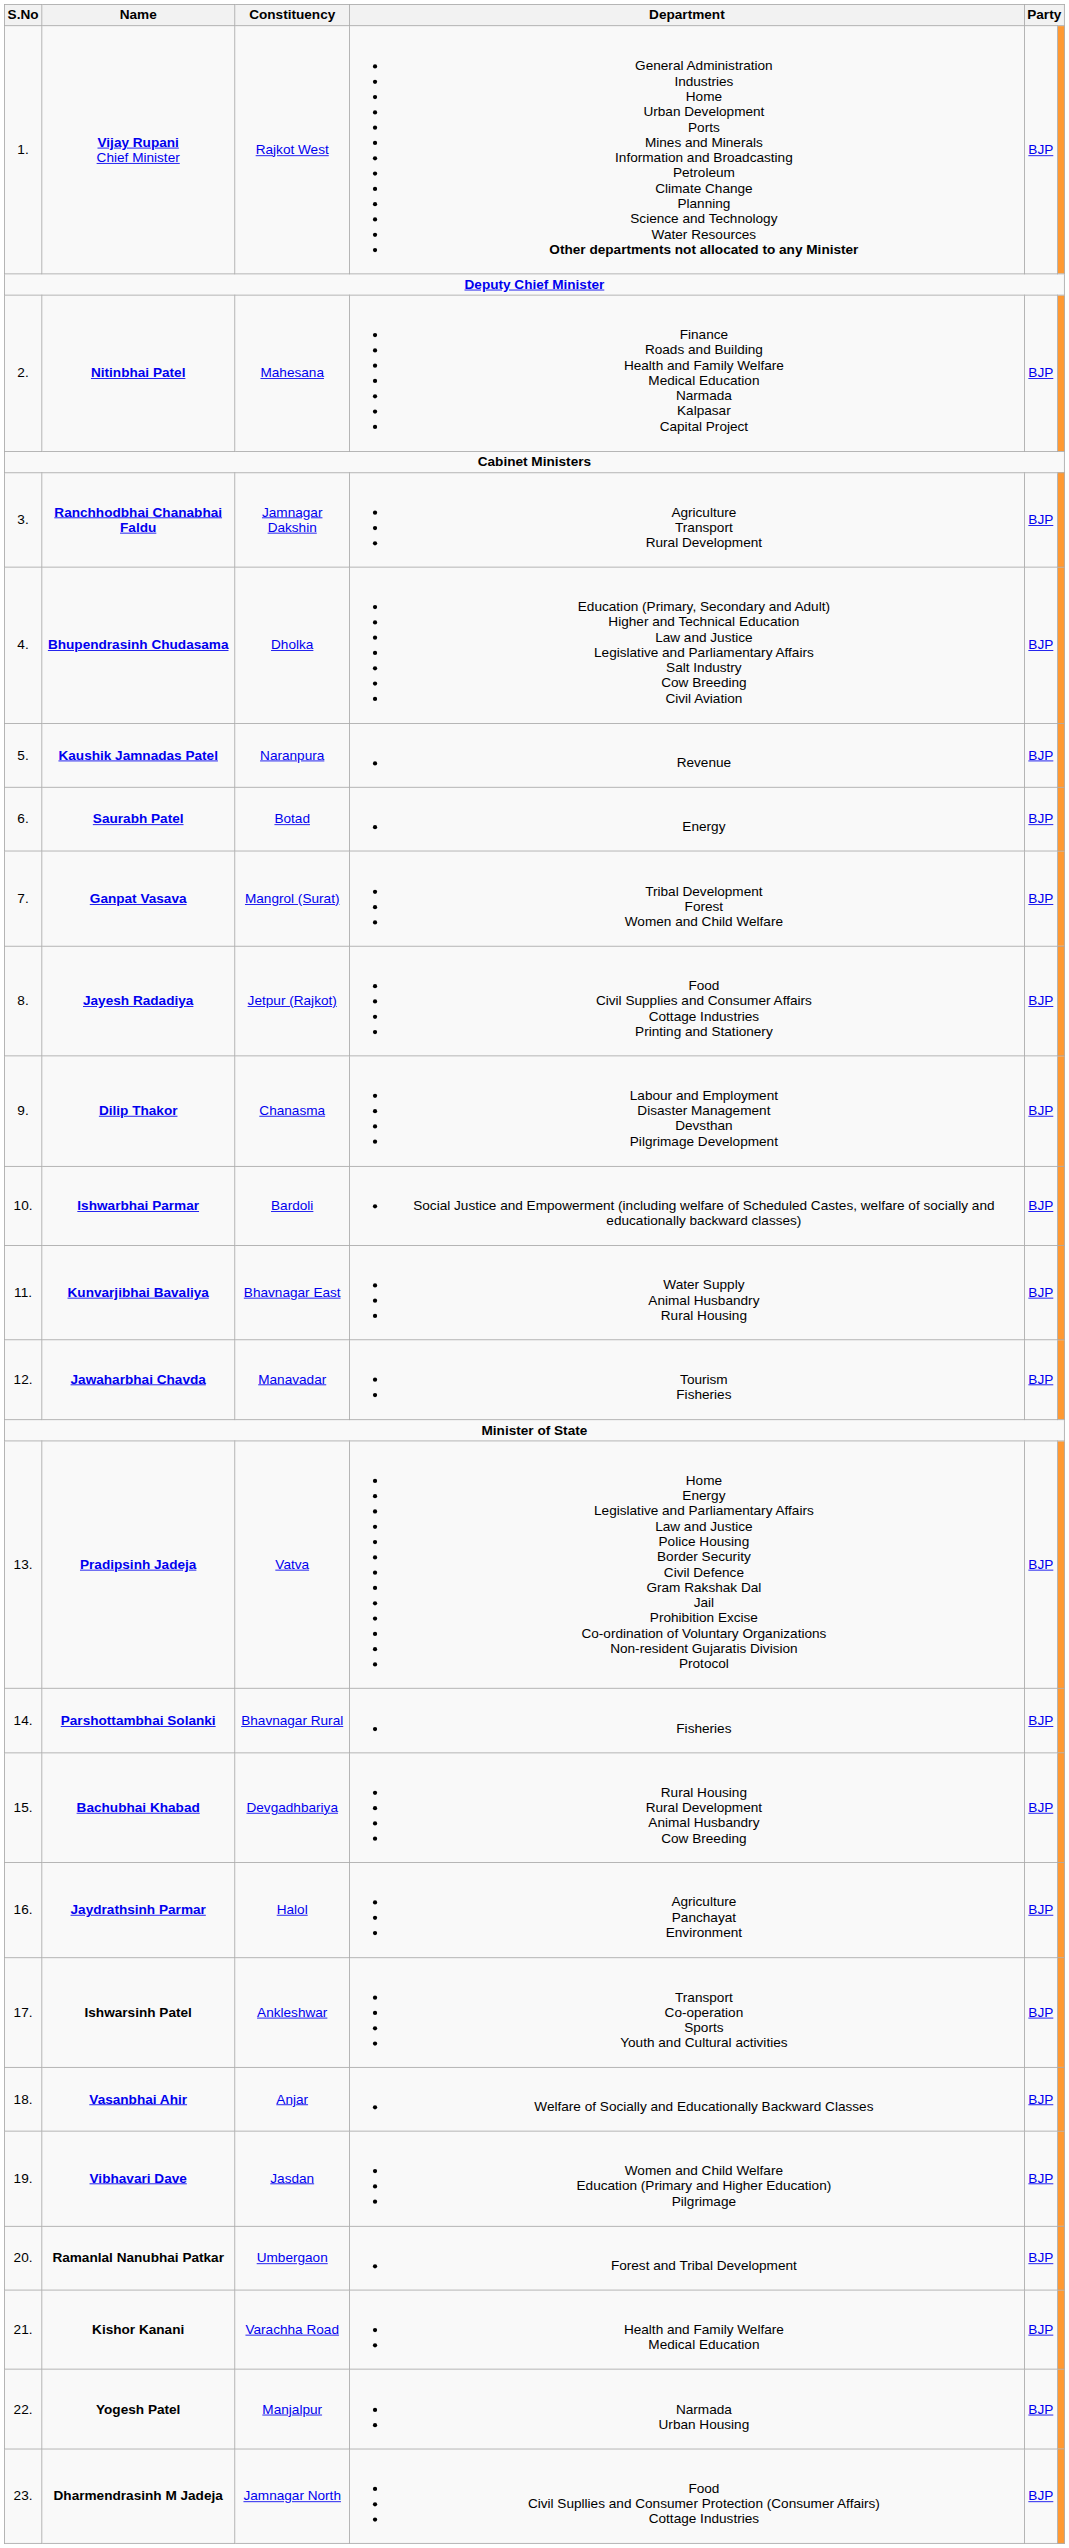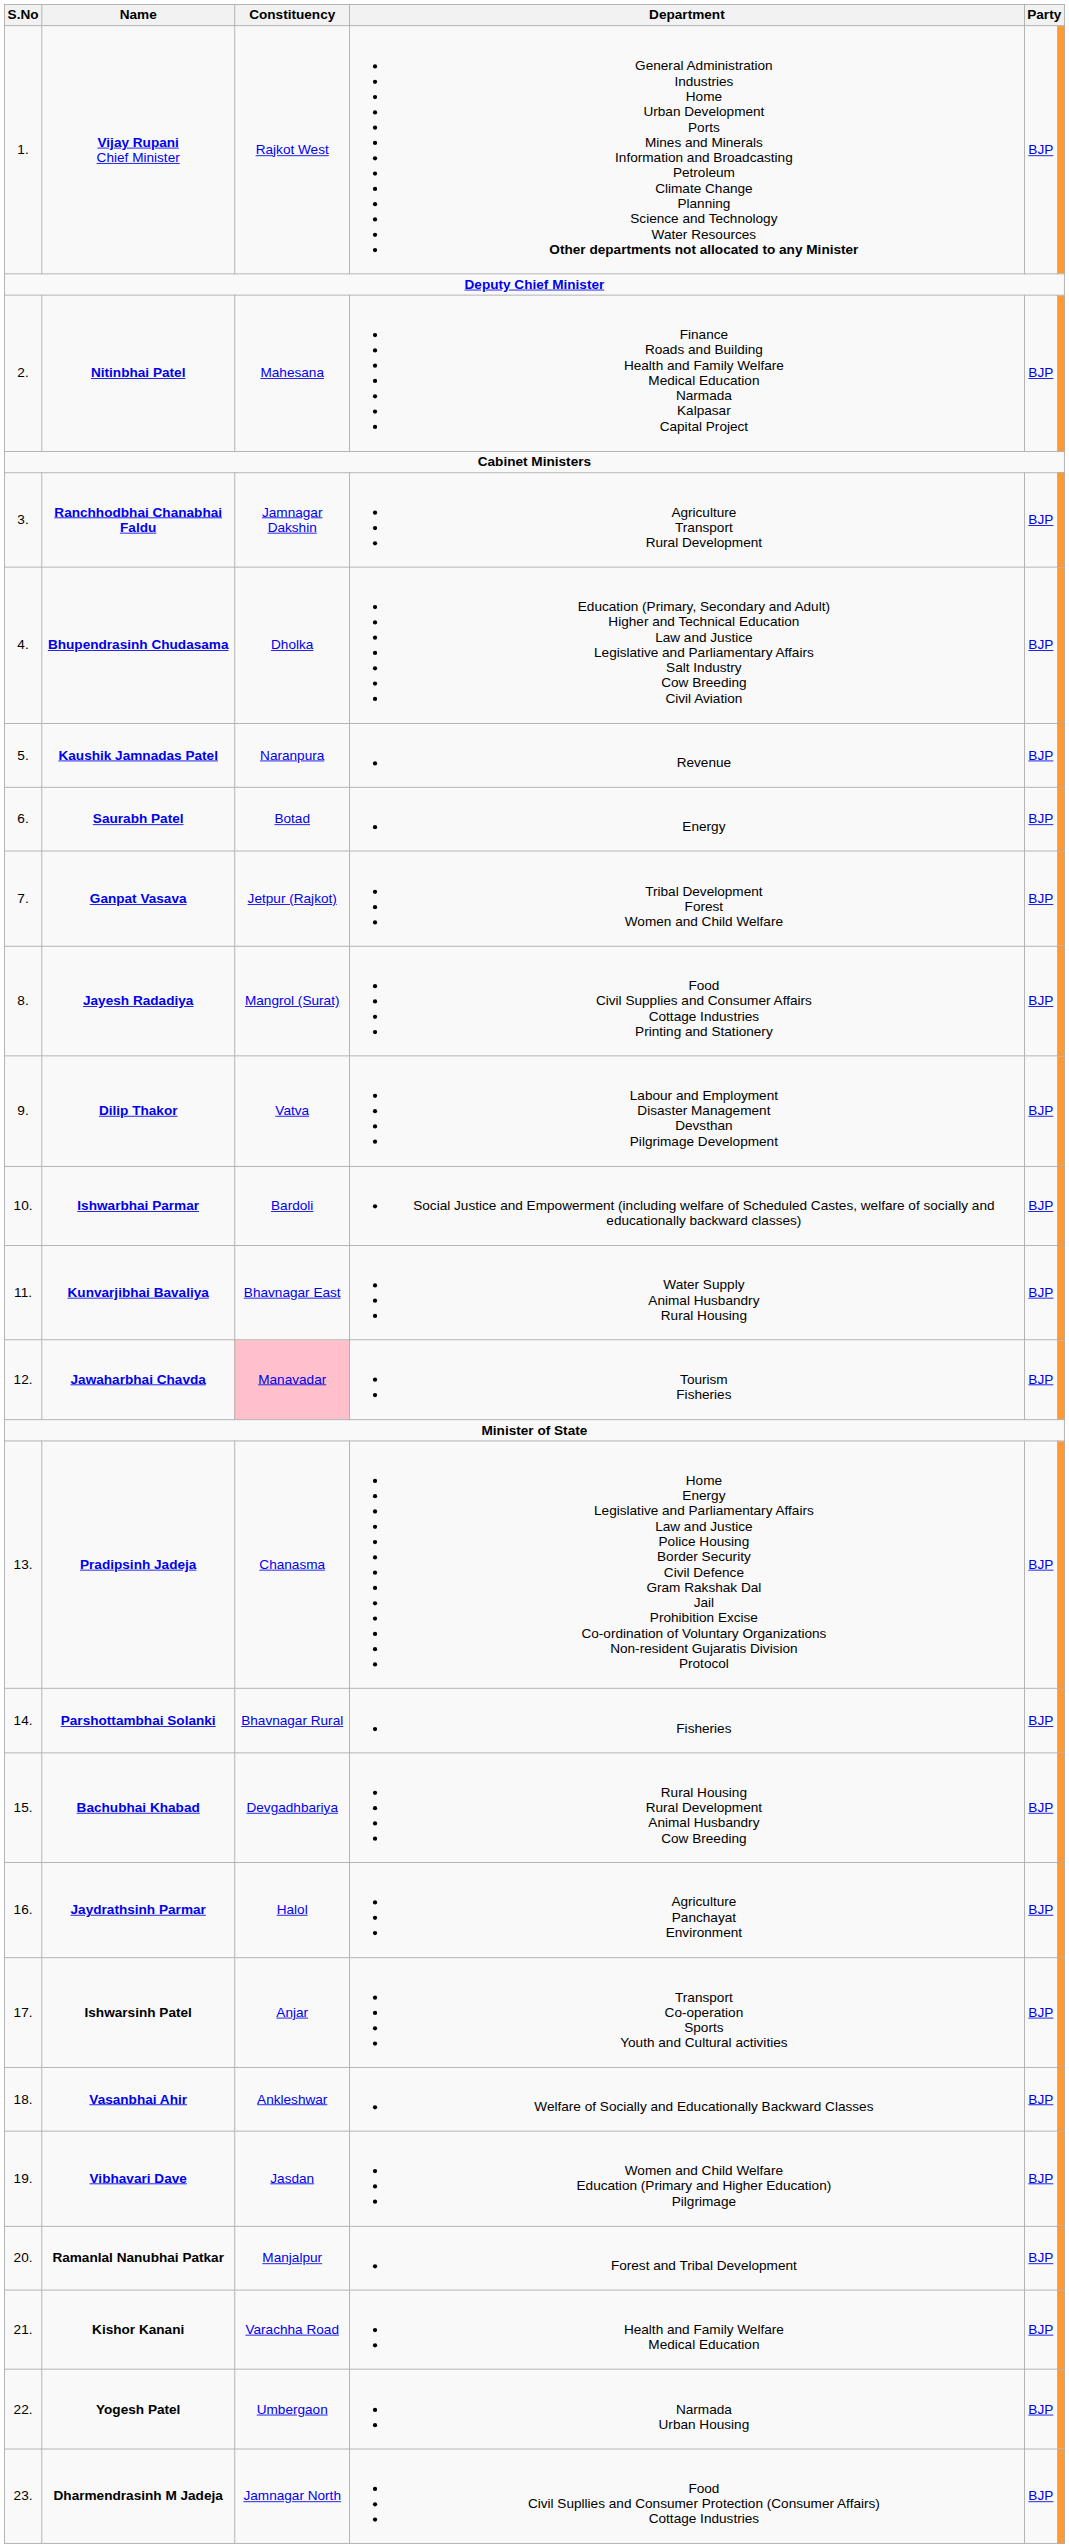(292, 898) Mangrol (Surat) -> (292, 898) Jetpur (Rajkot)
(292, 1001) Jetpur (Rajkot) -> (292, 1001) Mangrol (Surat)
(292, 1111) Chanasma -> (292, 1111) Vatva
(292, 1379) no background -> (292, 1379) pink background
(292, 1564) Vatva -> (292, 1564) Chanasma
(292, 2012) Ankleshwar -> (292, 2012) Anjar
(292, 2099) Anjar -> (292, 2099) Ankleshwar
(292, 2258) Umbergaon -> (292, 2258) Manjalpur
(292, 2409) Manjalpur -> (292, 2409) Umbergaon
